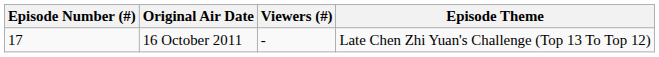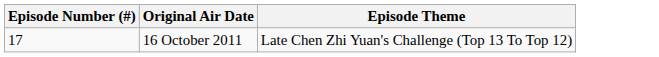- column: (297, 16)
